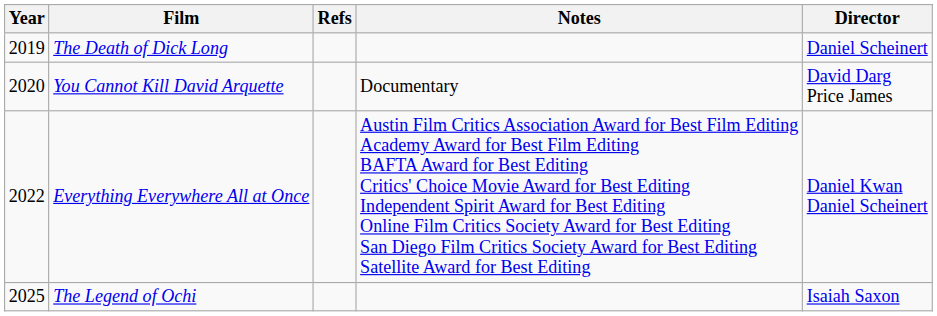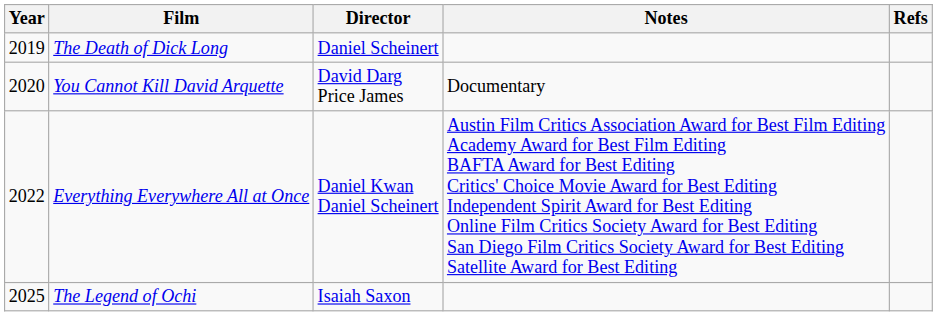columns swapped: (867, 18) <-> (335, 18)
